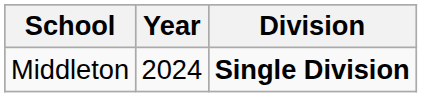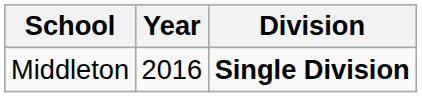(172, 69) 2024 -> (172, 69) 2016
